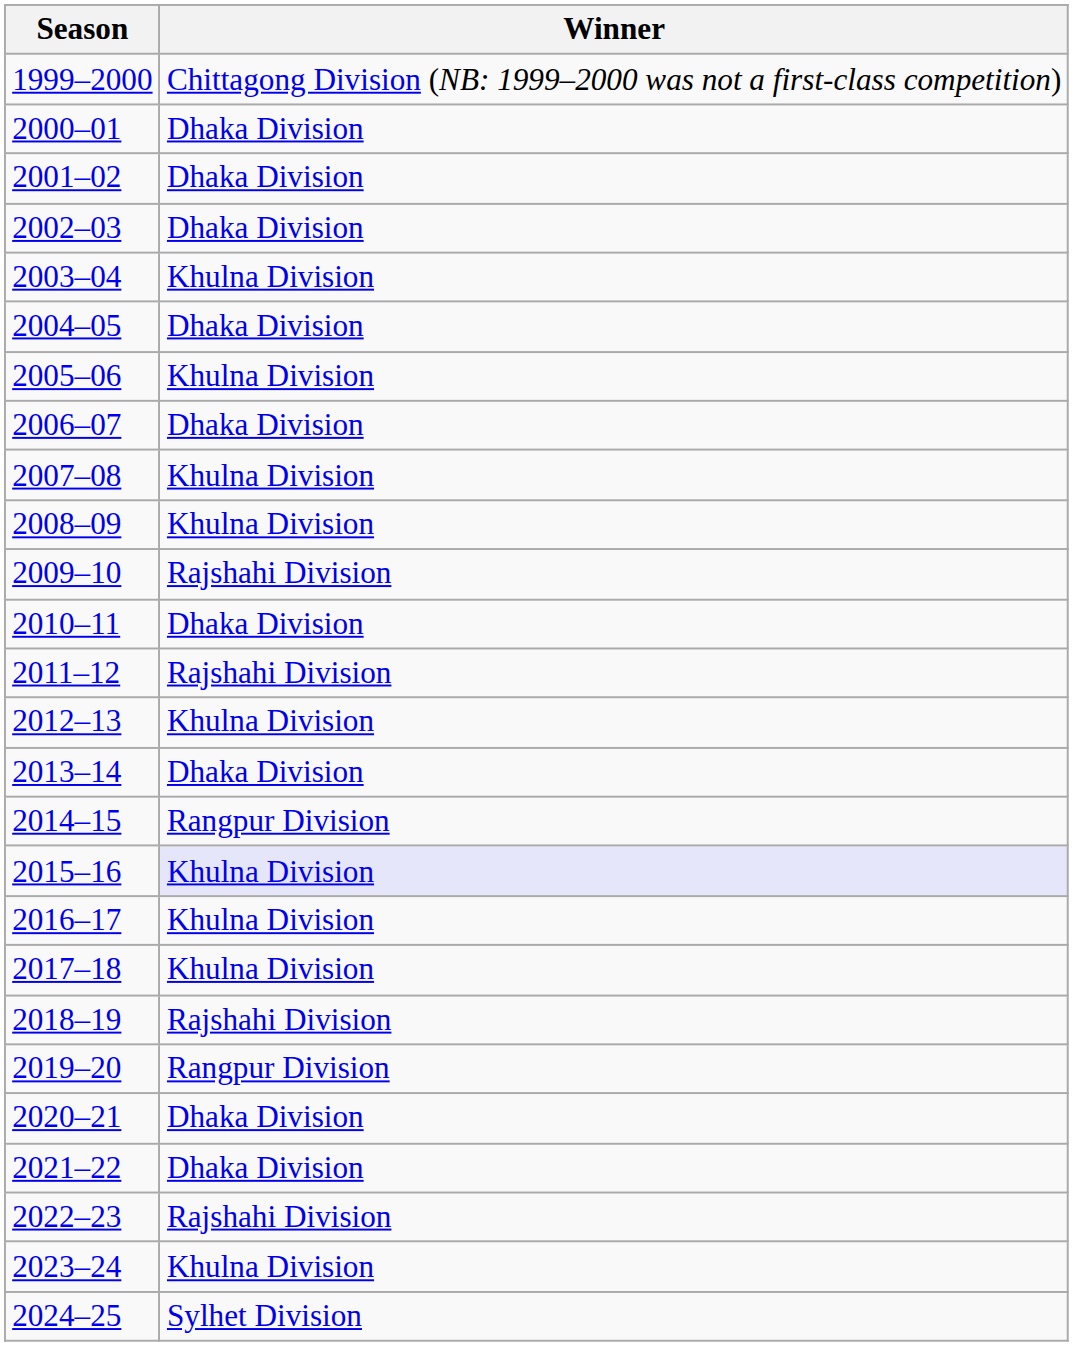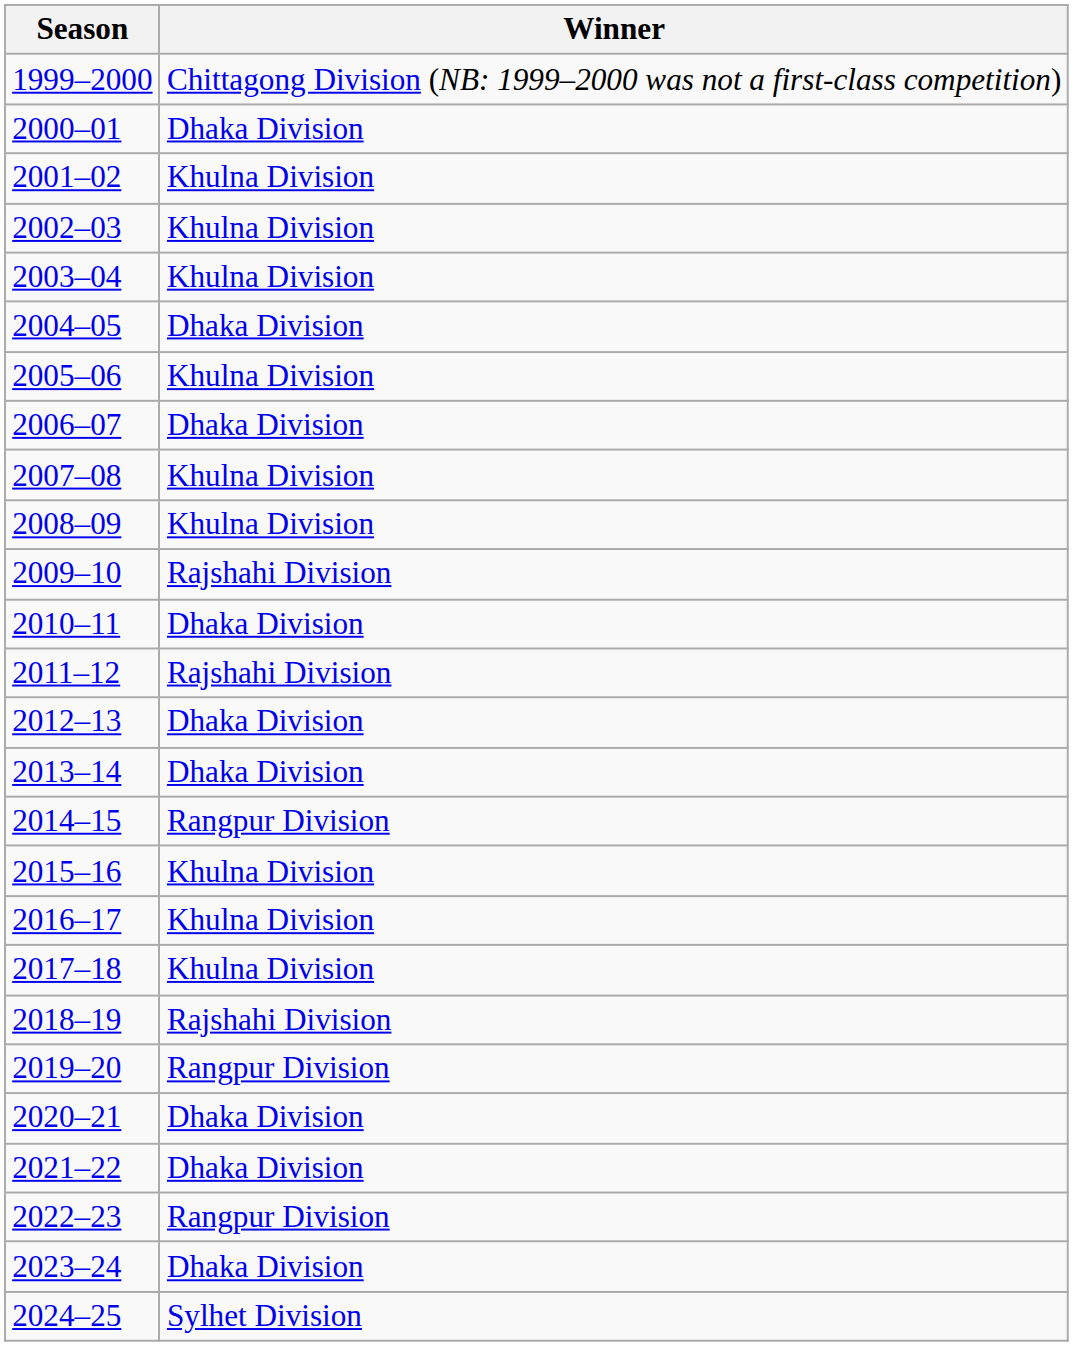(265, 177) Dhaka Division -> (271, 177) Khulna Division
(265, 227) Dhaka Division -> (271, 227) Khulna Division
(271, 721) Khulna Division -> (265, 721) Dhaka Division
(271, 870) lavender background -> (271, 870) no background
(279, 1216) Rajshahi Division -> (278, 1216) Rangpur Division
(271, 1266) Khulna Division -> (265, 1266) Dhaka Division
